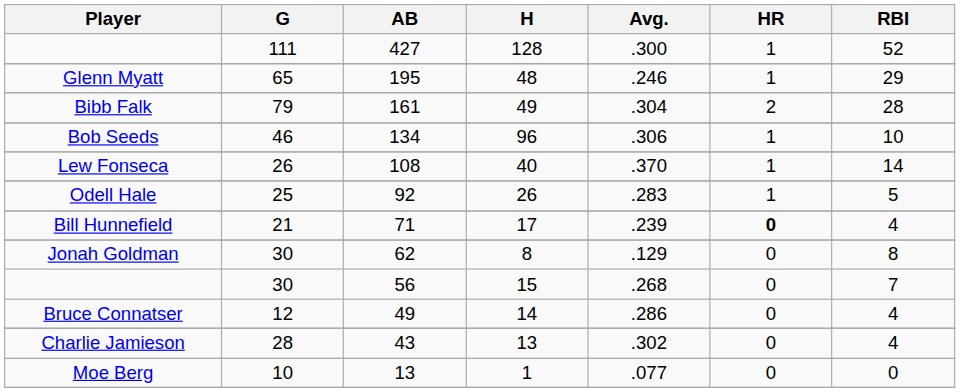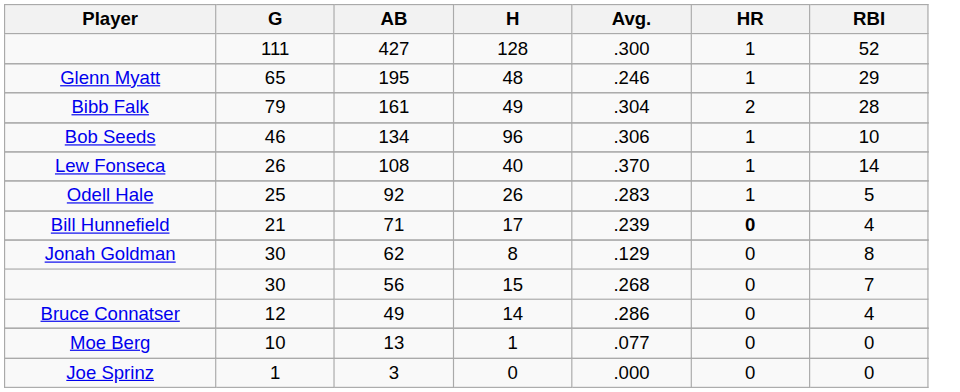- row: (113, 343)
+ row: (110, 372)
